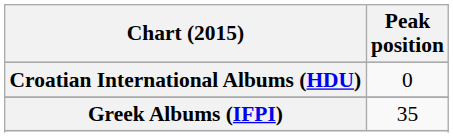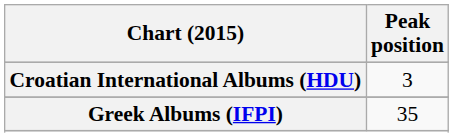(407, 79) 0 -> (407, 79) 3
